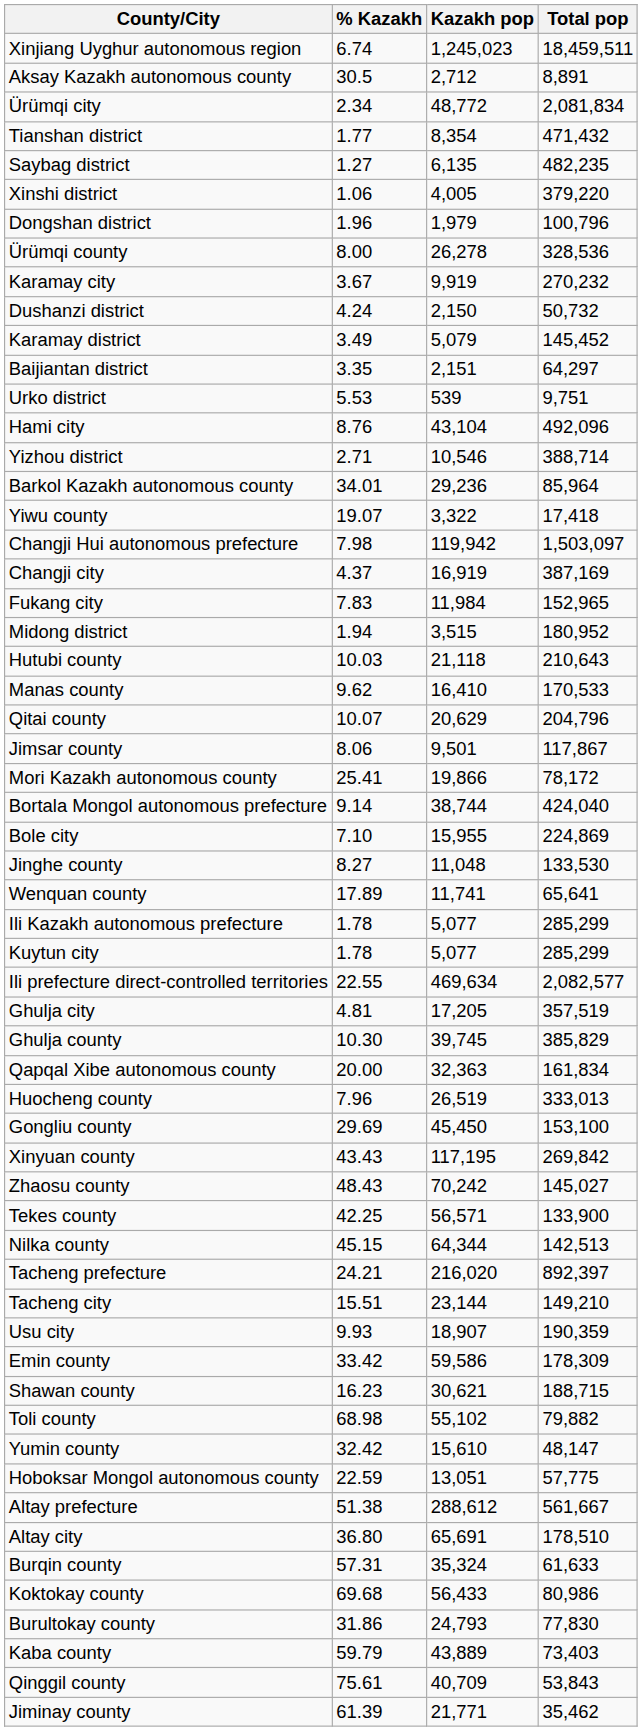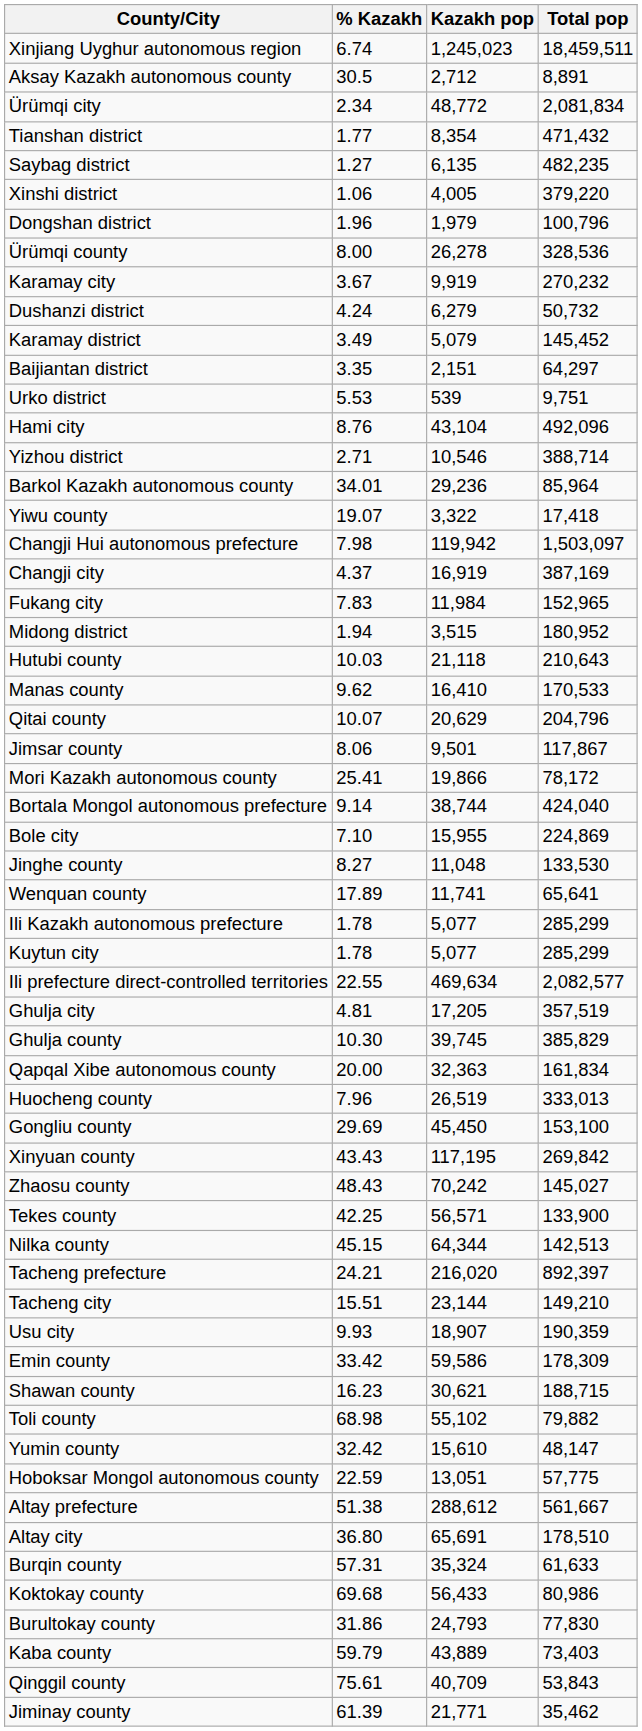(454, 310) 2,150 -> (454, 310) 6,279
